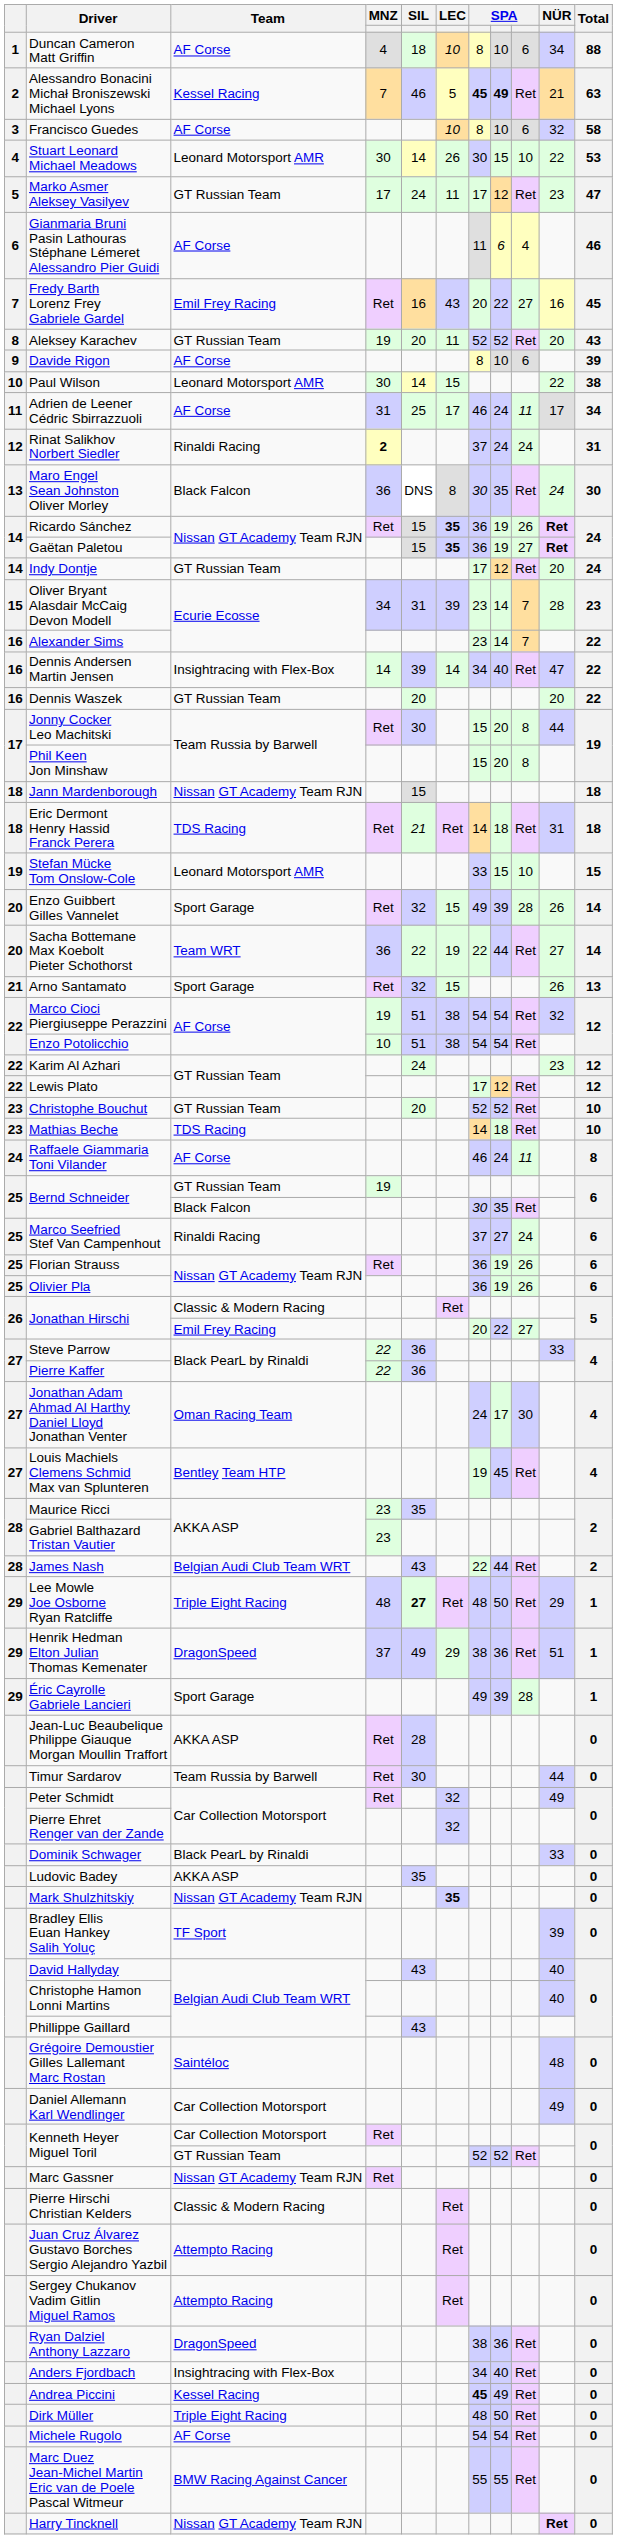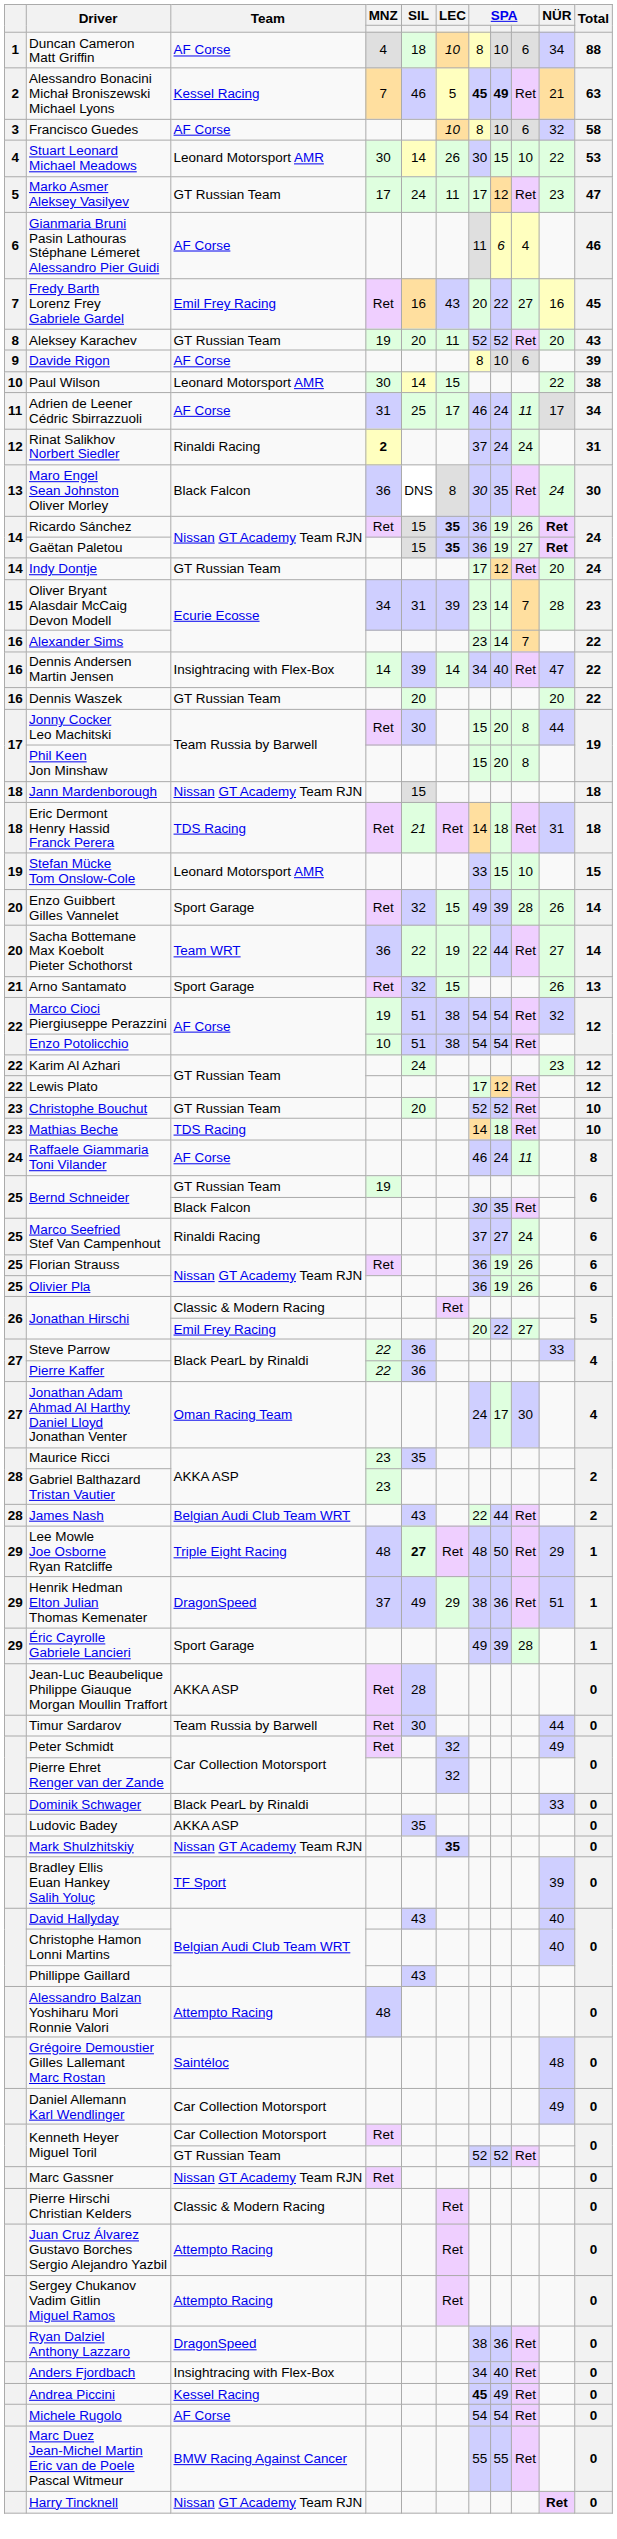- row: (89, 1473)
+ row: (85, 2012)
- row: (61, 2415)
